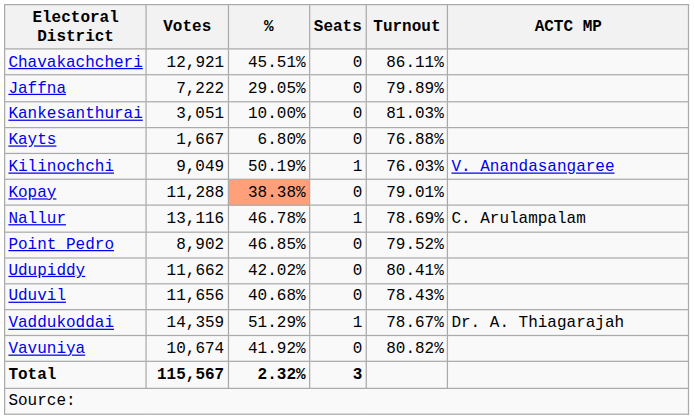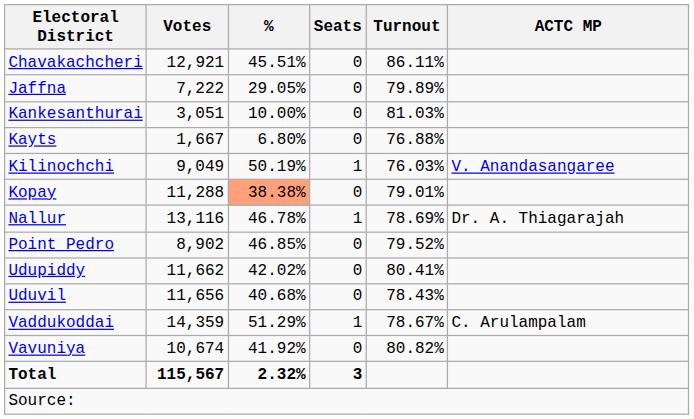(519, 219) C. Arulampalam -> (538, 219) Dr. A. Thiagarajah
(538, 323) Dr. A. Thiagarajah -> (519, 323) C. Arulampalam
